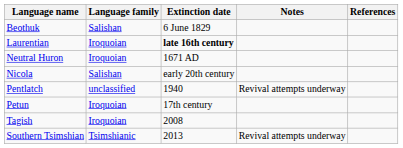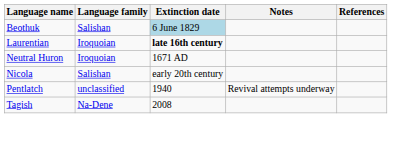(187, 27) no background -> (176, 27) lightblue background
- row: (18, 105)
(108, 120) Iroquoian -> (95, 105) Na-Dene
- row: (45, 136)
